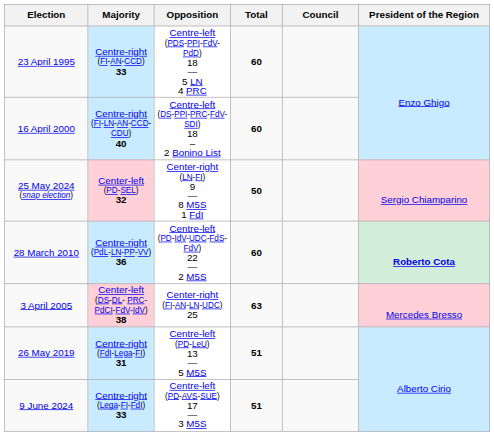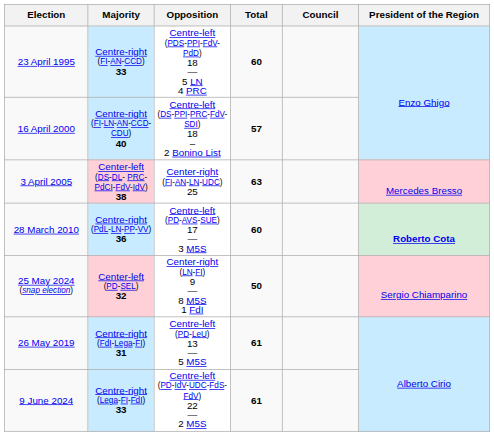(256, 128) 60 -> (256, 128) 57
rows swapped: (46, 305) <-> (46, 189)
(192, 252) Centre-left (PD-IdV-UDC-FdS-FdV) 22 — 2 M5S -> (192, 229) Centre-left (PD-AVS-SUE) 17 — 3 M5S
(256, 353) 51 -> (256, 343) 61
(192, 405) Centre-left (PD-AVS-SUE) 17 — 3 M5S -> (192, 400) Centre-left (PD-IdV-UDC-FdS-FdV) 22 — 2 M5S
(256, 405) 51 -> (256, 400) 61
